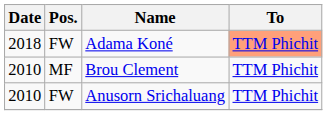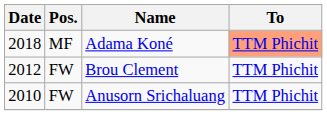(61, 43) FW -> (61, 43) MF
(25, 69) 2010 -> (25, 69) 2012
(61, 69) MF -> (61, 69) FW
